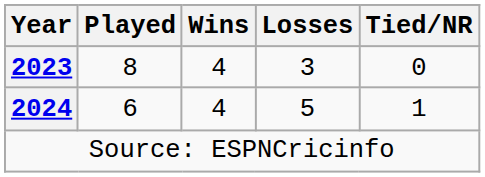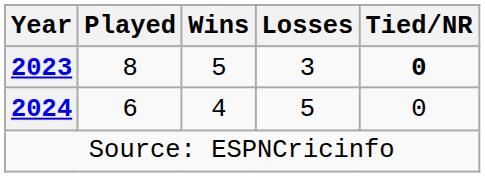(219, 67) 4 -> (219, 67) 5
(419, 67) normal -> (419, 67) bold
(419, 109) 1 -> (419, 109) 0
